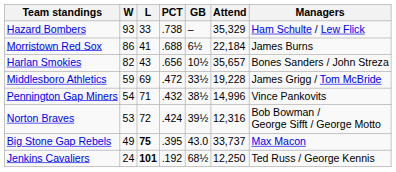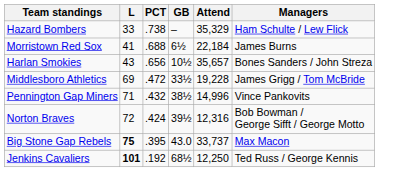- column: (128, 12)
